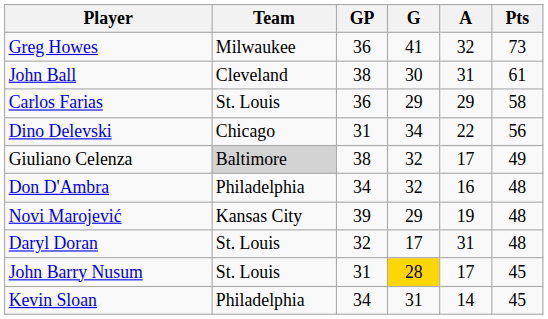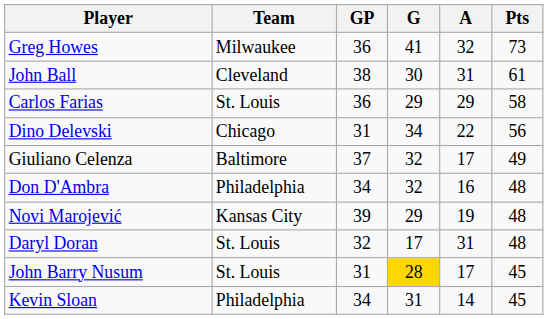(251, 159) lightgrey background -> (251, 159) no background
(362, 159) 38 -> (362, 159) 37
